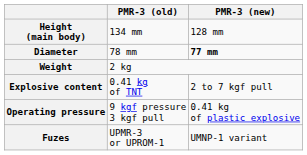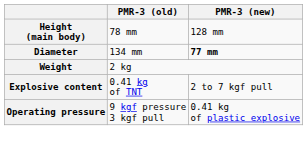(126, 32) 134 mm -> (123, 32) 78 mm
(123, 52) 78 mm -> (126, 52) 134 mm
- row: (56, 138)
